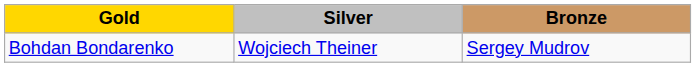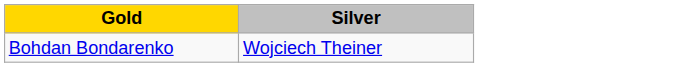- column: (576, 18)
